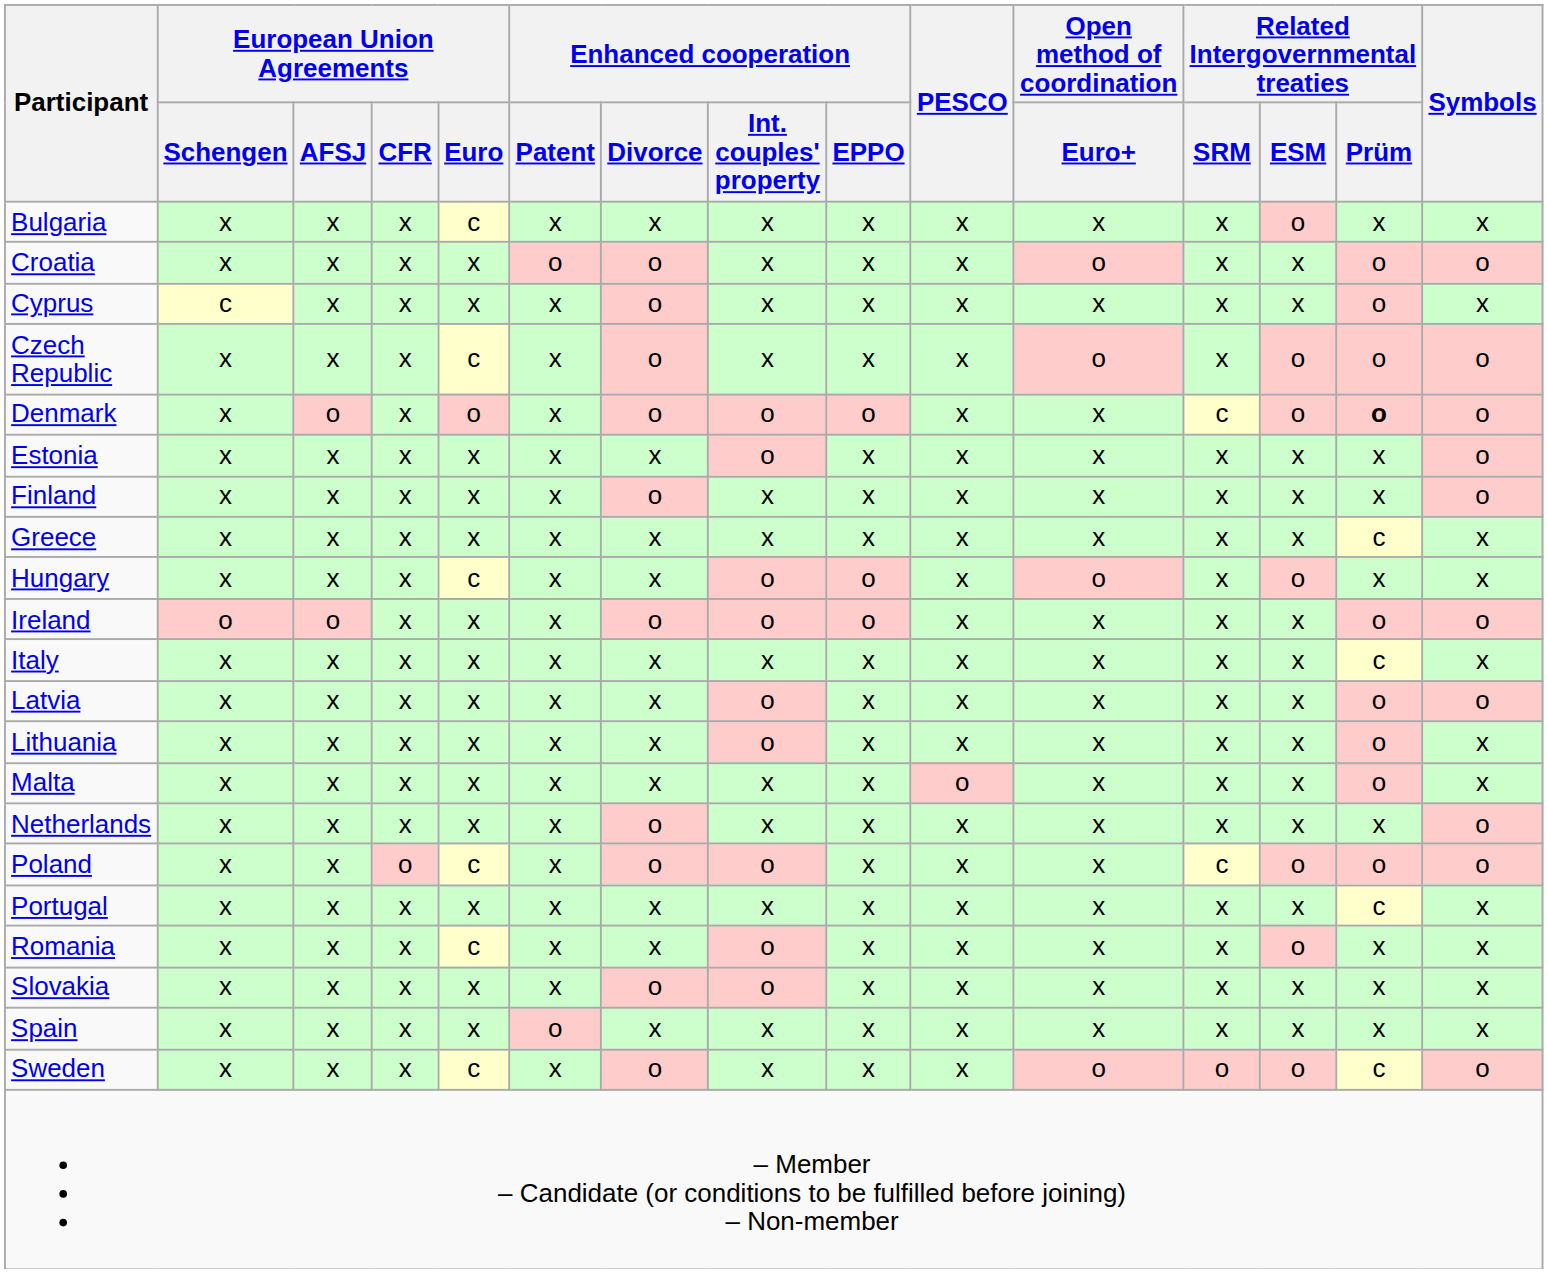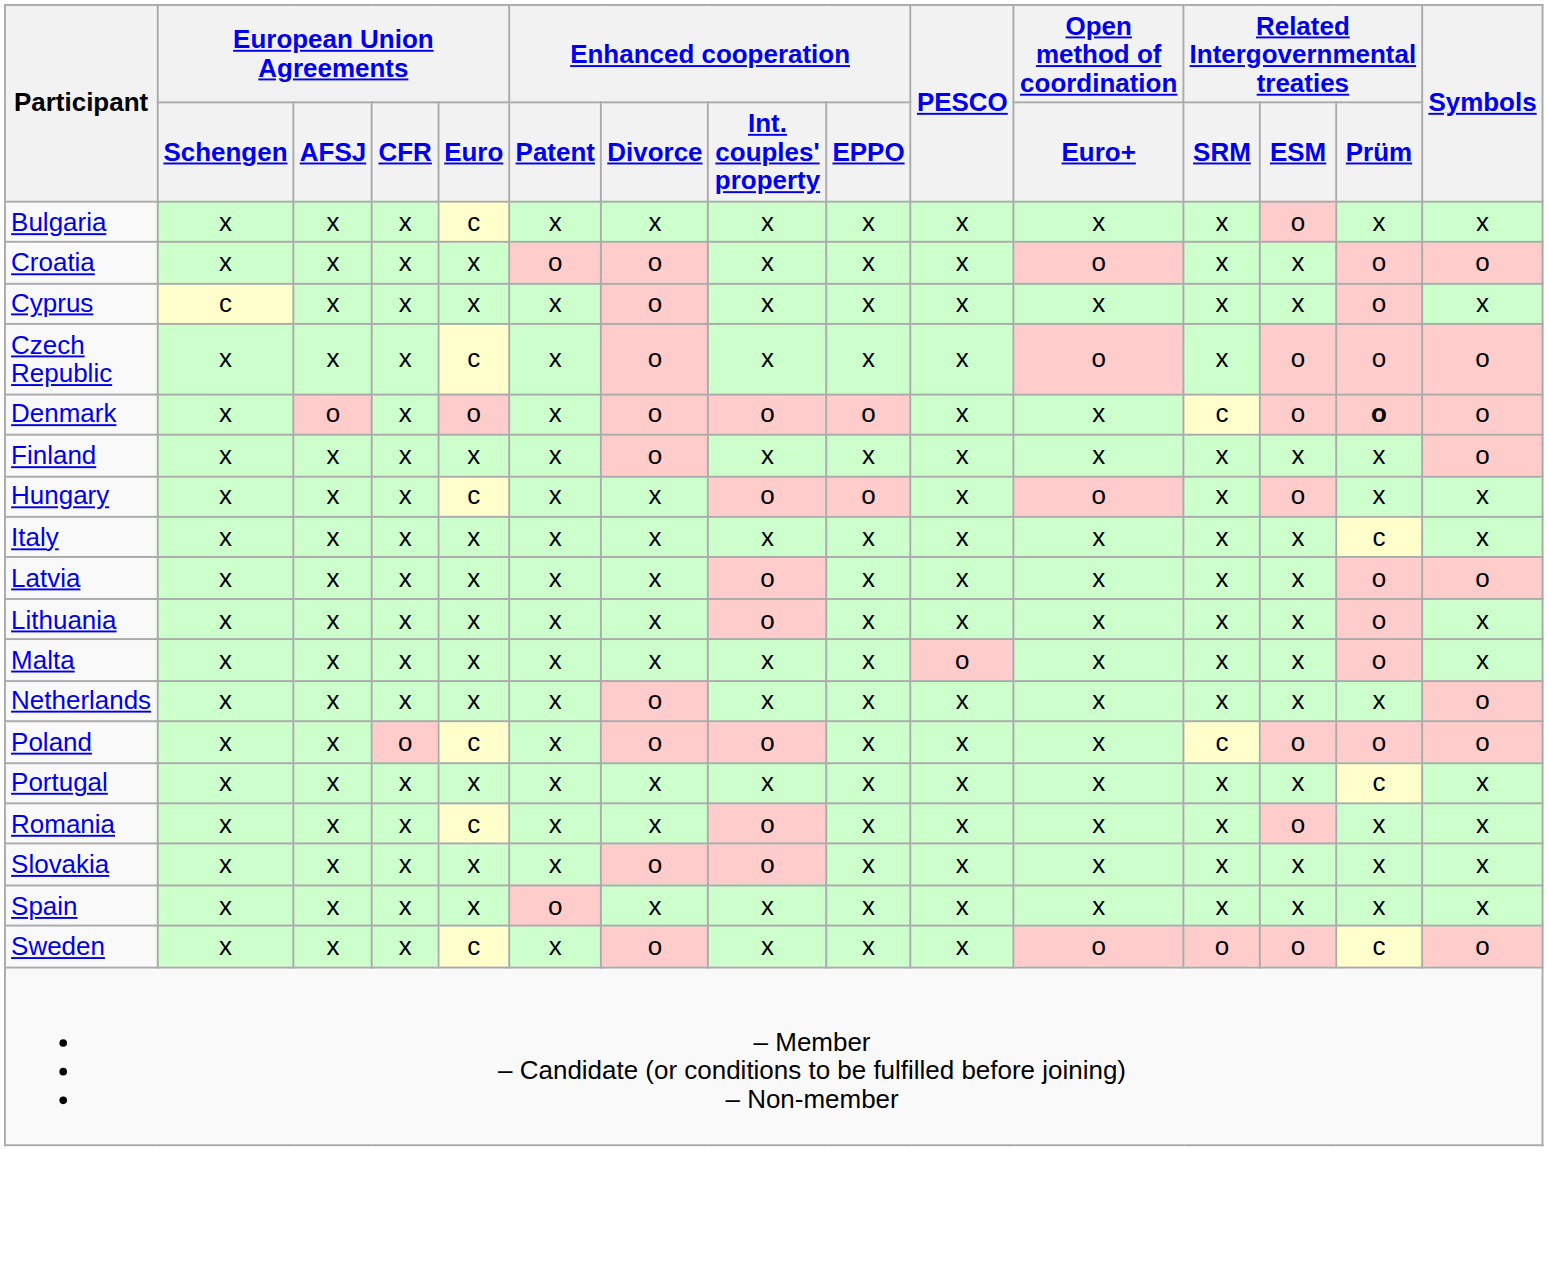- row: (54, 455)
- row: (54, 537)
- row: (51, 619)
